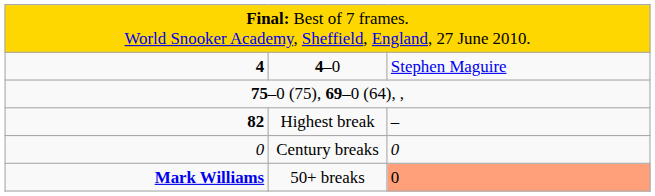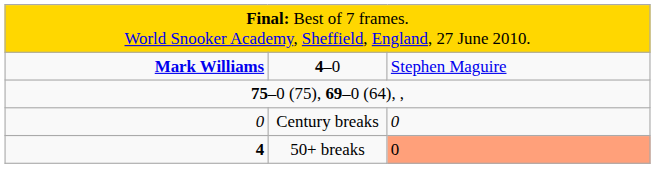(260, 66) 4 -> (209, 66) Mark Williams
- row: (328, 122)
(209, 177) Mark Williams -> (260, 149) 4
